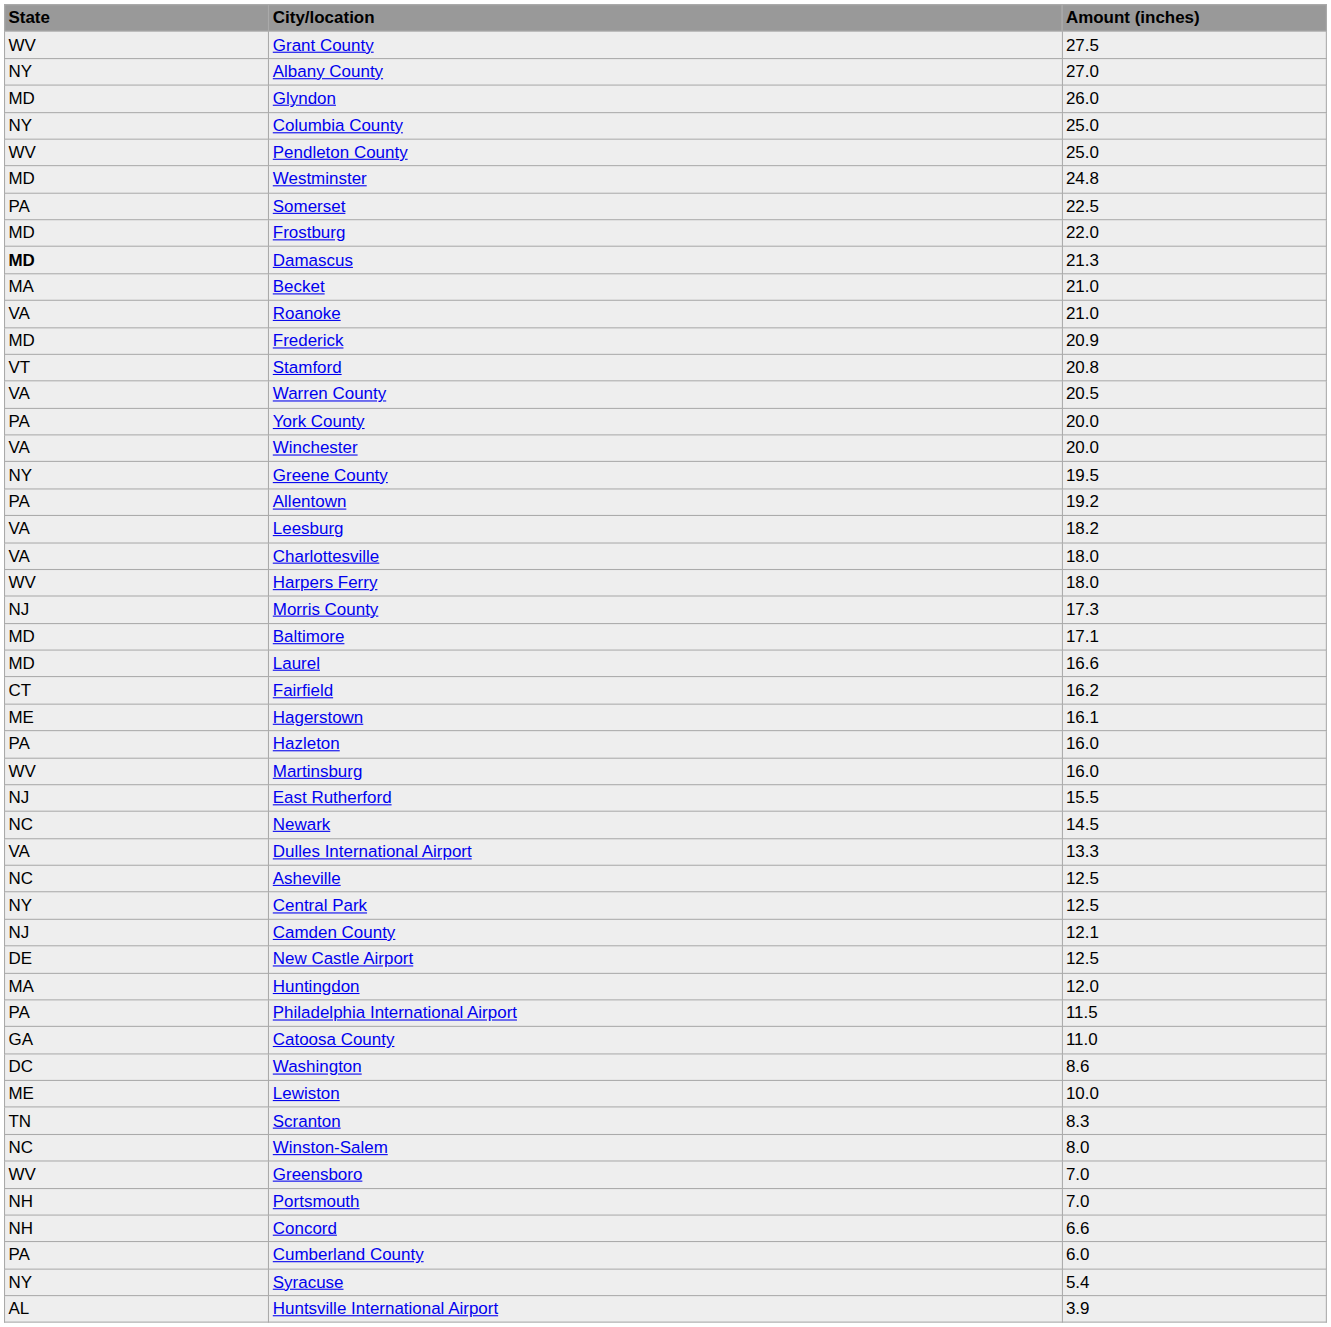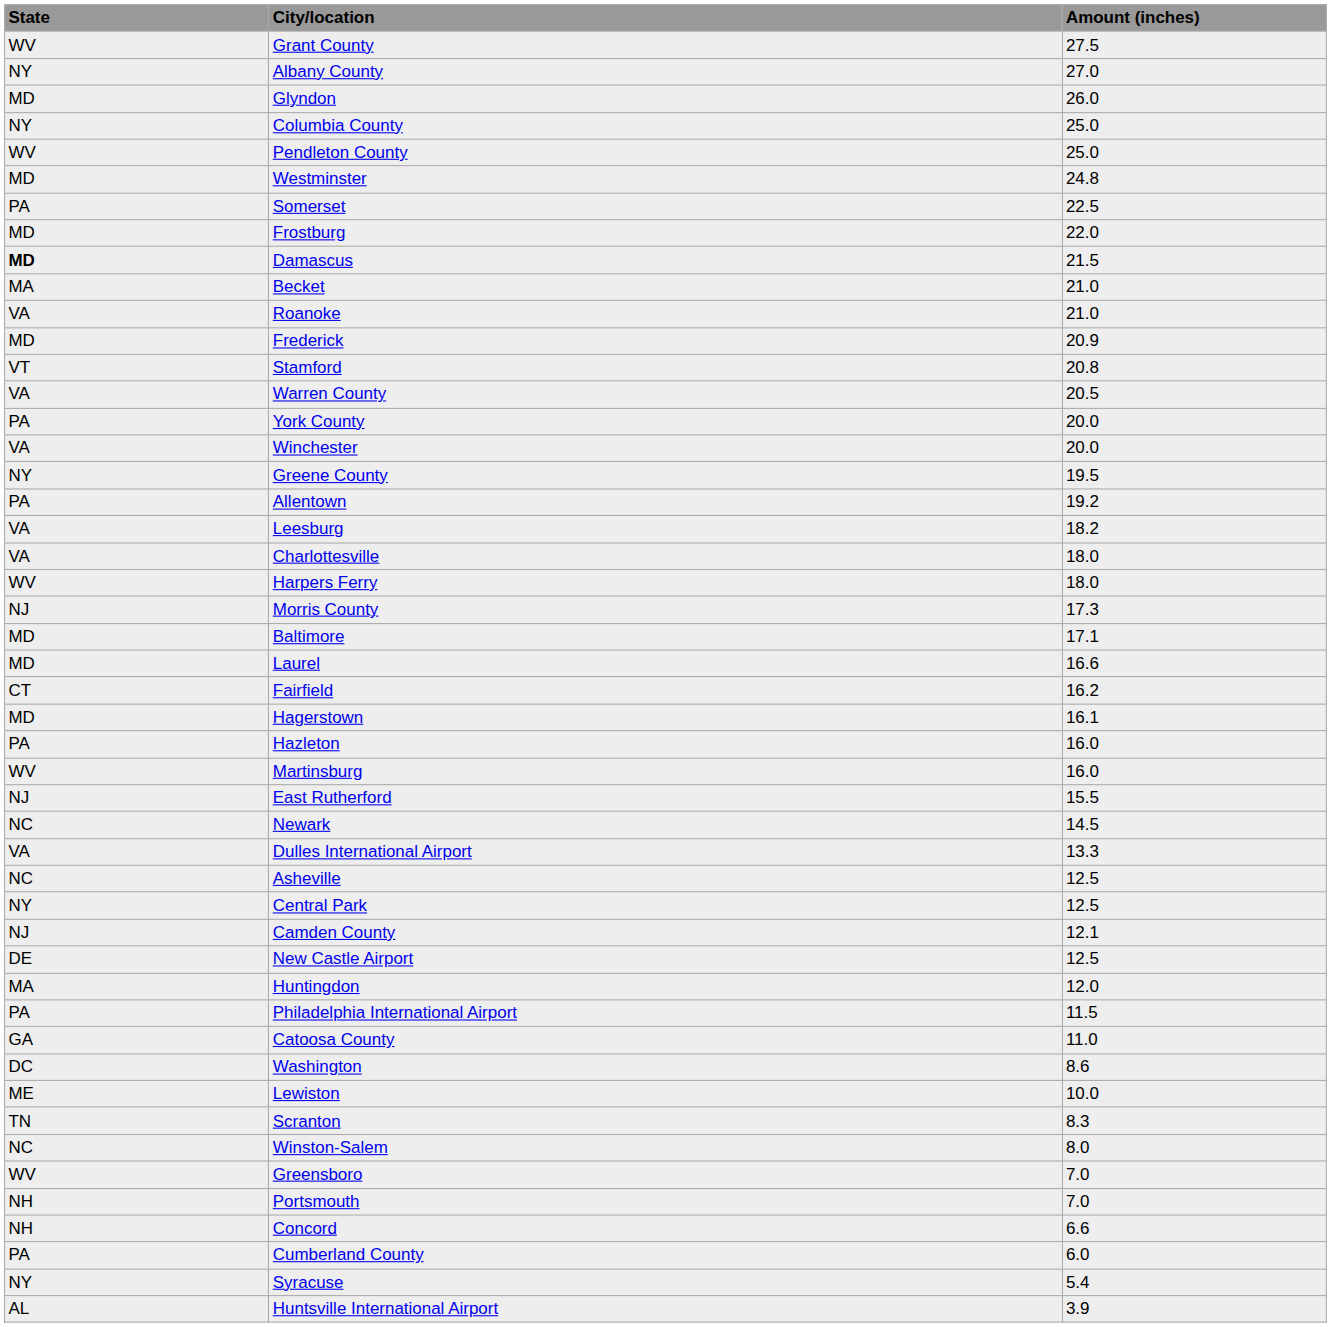(1082, 260) 21.3 -> (1082, 260) 21.5
(21, 717) ME -> (22, 717) MD
